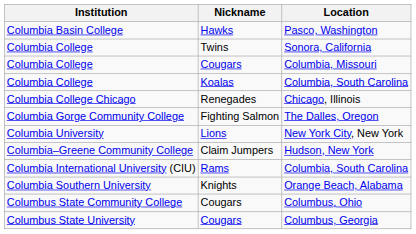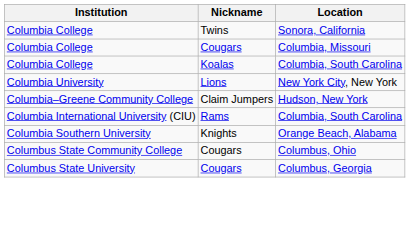- row: (65, 30)
- row: (71, 99)
- row: (95, 116)
